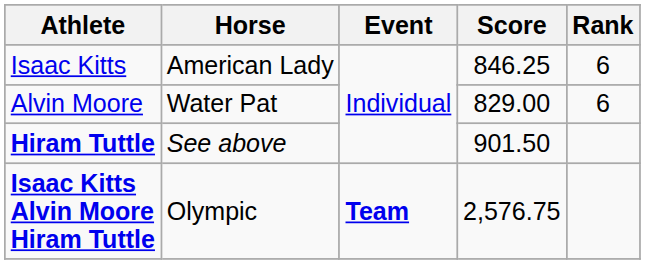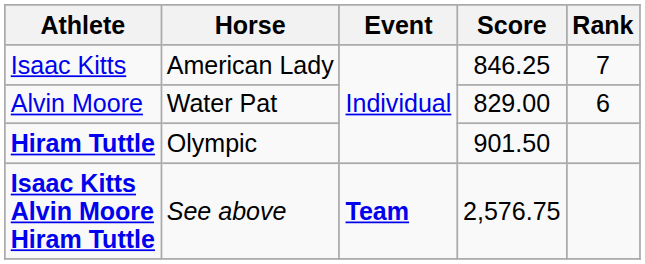(603, 65) 6 -> (603, 65) 7
(227, 144) See above -> (212, 144) Olympic
(212, 211) Olympic -> (227, 211) See above
